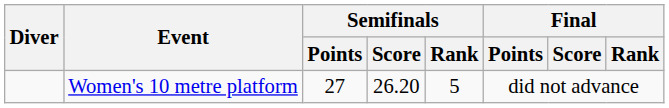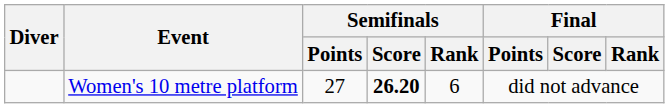(396, 86) normal -> (396, 86) bold
(454, 86) 5 -> (454, 86) 6
